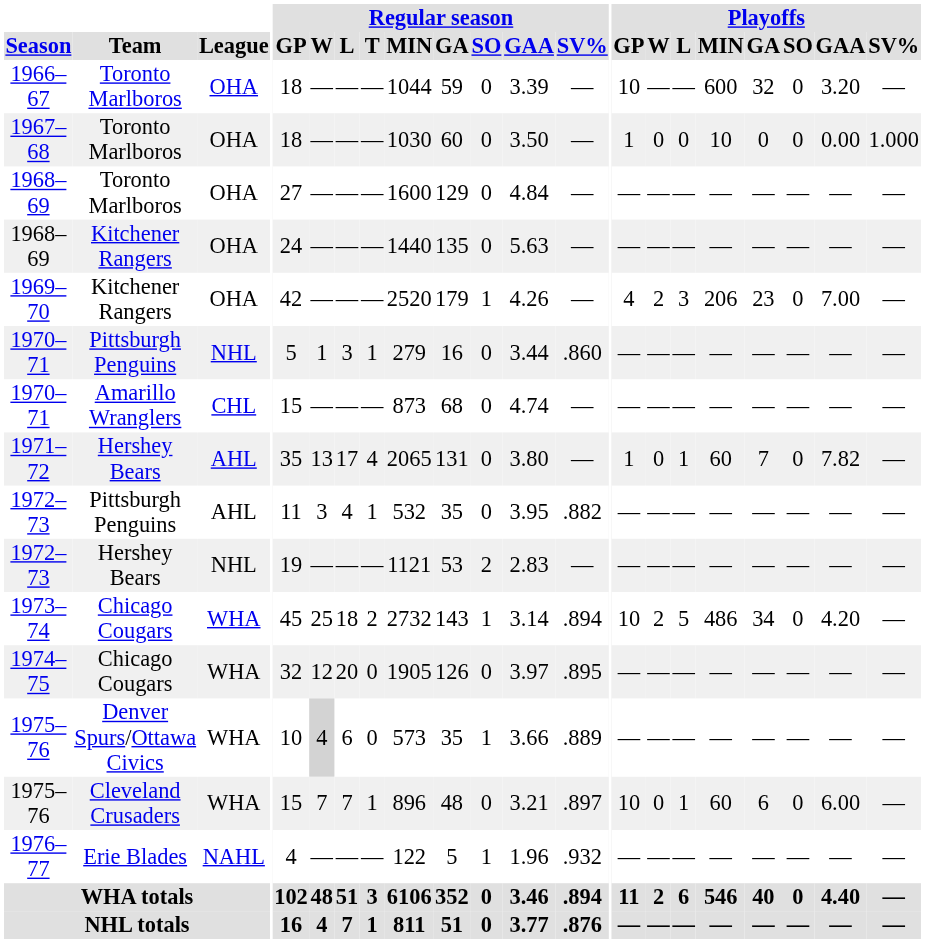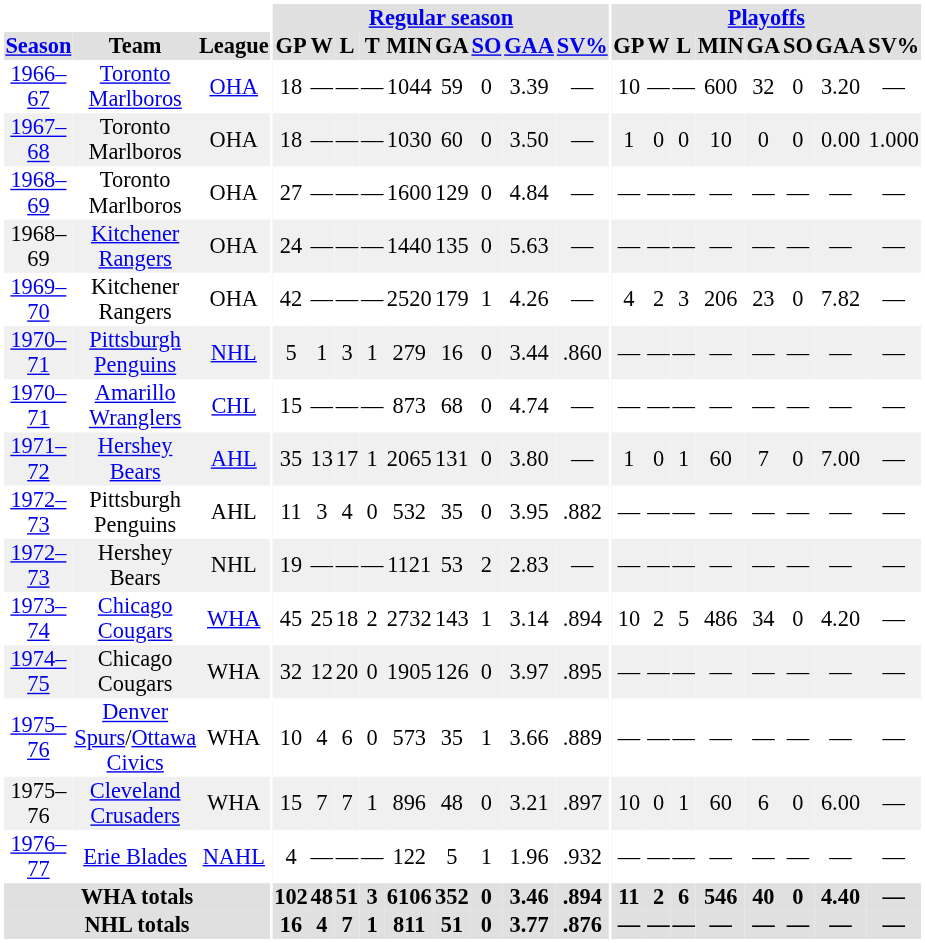(840, 299) 7.00 -> (840, 299) 7.82
(372, 458) 4 -> (372, 458) 1
(840, 458) 7.82 -> (840, 458) 7.00
(372, 511) 1 -> (372, 511) 0
(322, 737) lightgrey background -> (322, 737) no background
